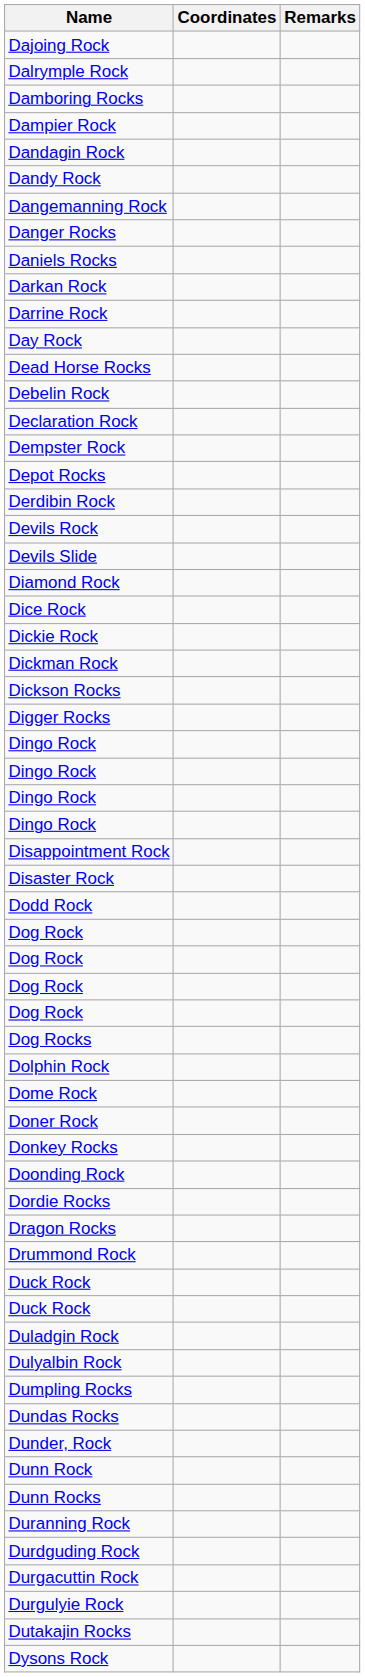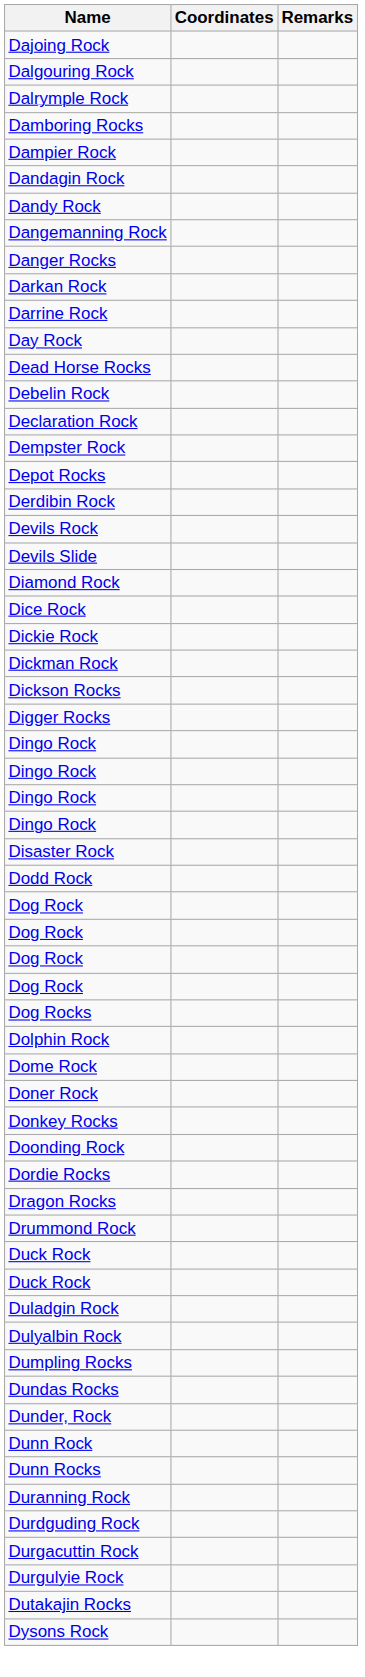+ row: (71, 71)
- row: (63, 260)
- row: (89, 851)
